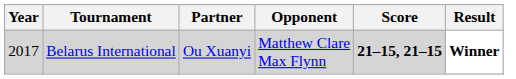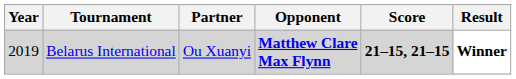(24, 52) 2017 -> (24, 52) 2019
(304, 52) normal -> (308, 52) bold
